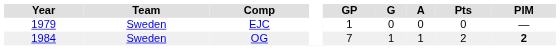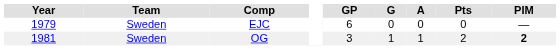(349, 24) 1 -> (349, 24) 6
(44, 38) 1984 -> (44, 38) 1981
(349, 38) 7 -> (349, 38) 3
